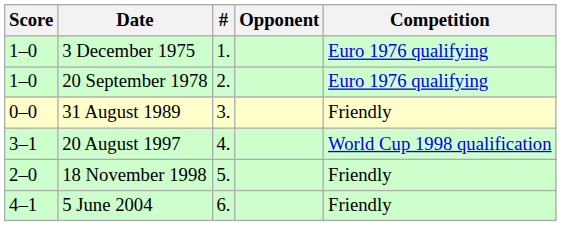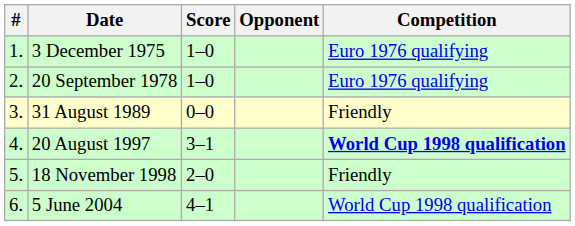columns swapped: (223, 20) <-> (31, 20)
(440, 143) normal -> (447, 143) bold
(360, 205) Friendly -> (440, 205) World Cup 1998 qualification
